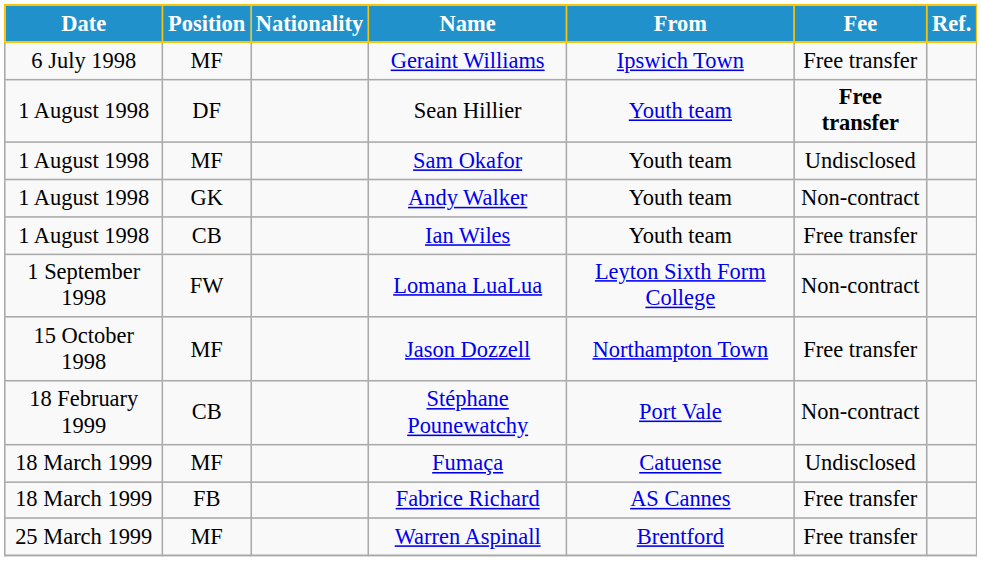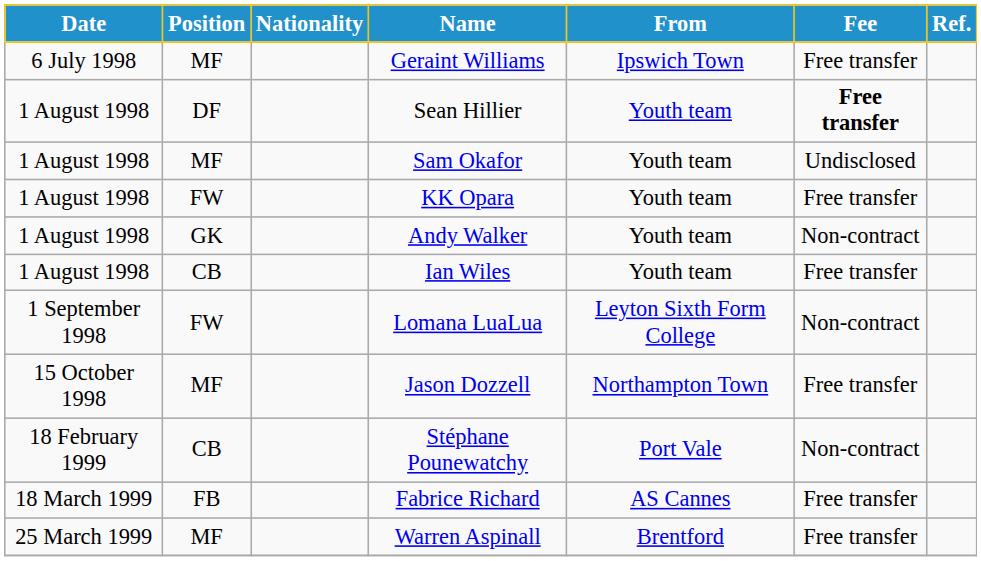+ row: (468, 198)
- row: (468, 462)
